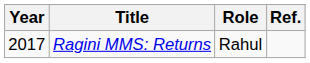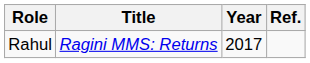columns swapped: (27, 17) <-> (241, 17)
